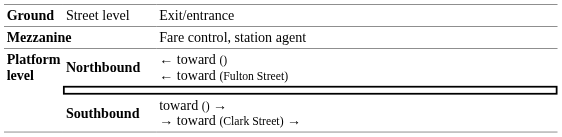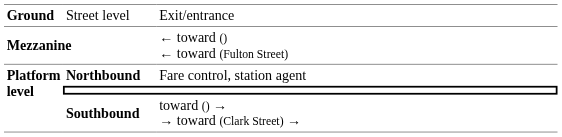(233, 37) Fare control, station agent -> (224, 45) ← toward () ← toward (Fulton Street)
(224, 67) ← toward () ← toward (Fulton Street) -> (233, 75) Fare control, station agent
